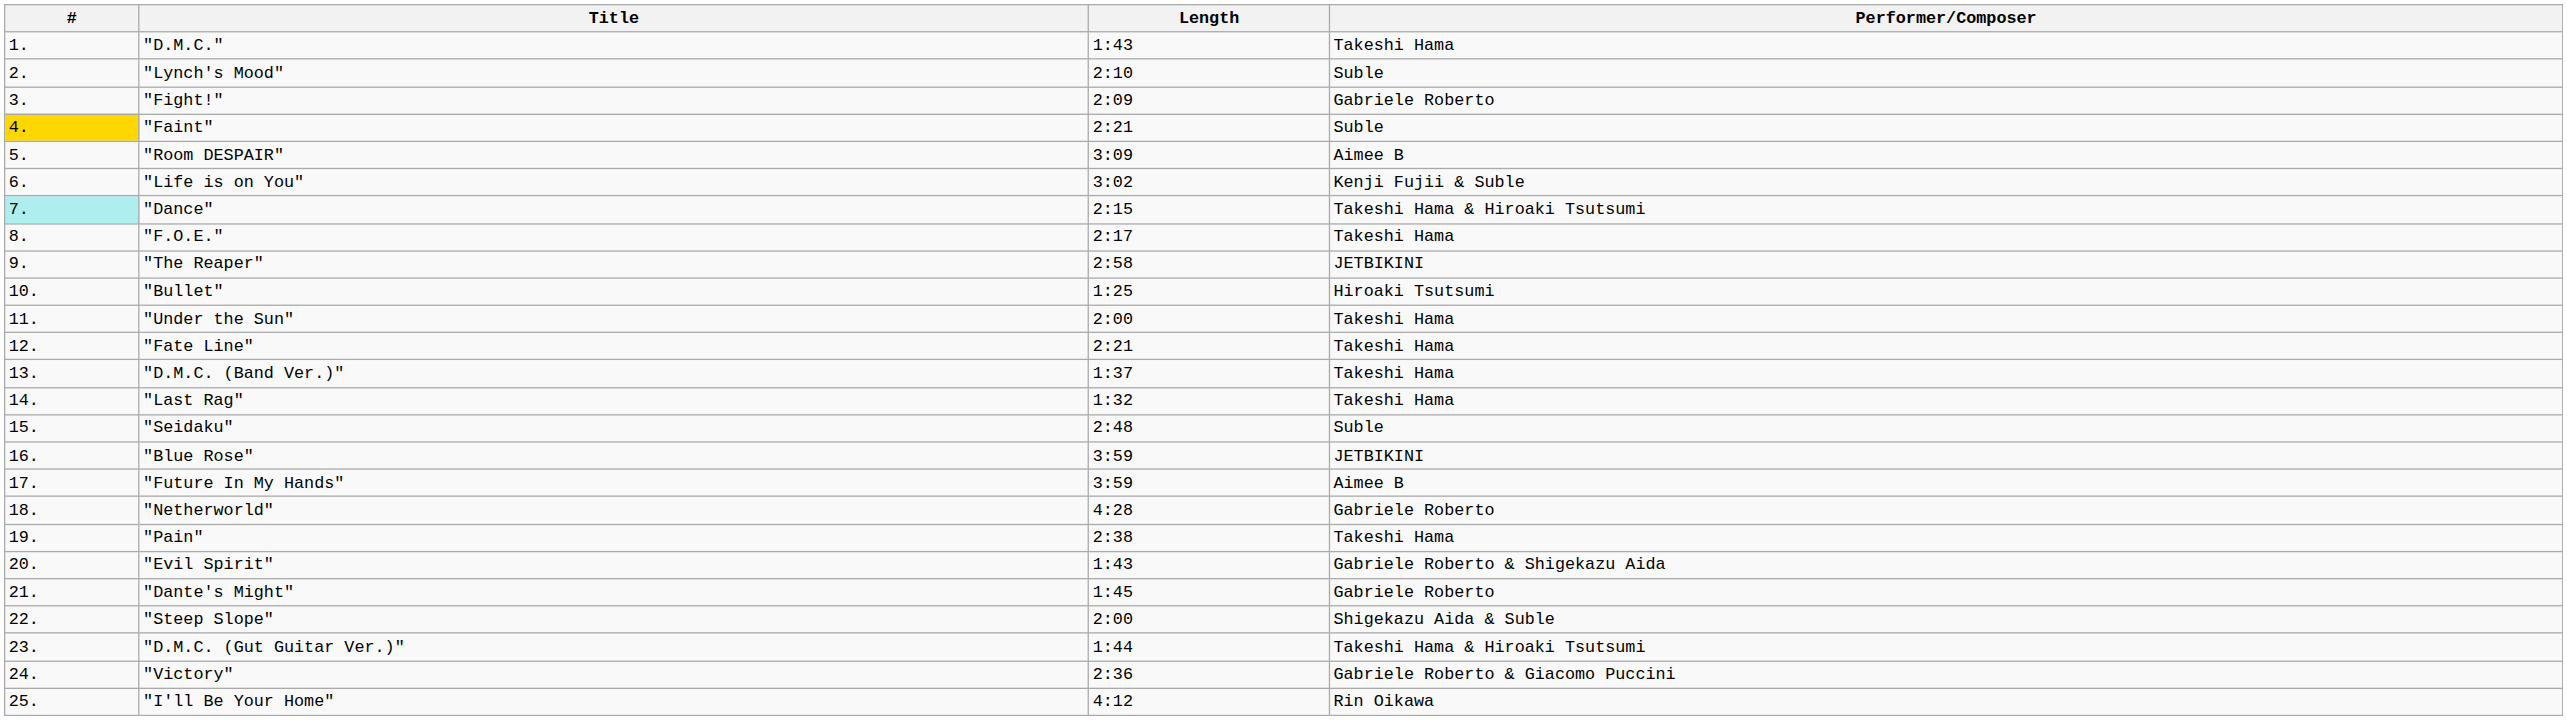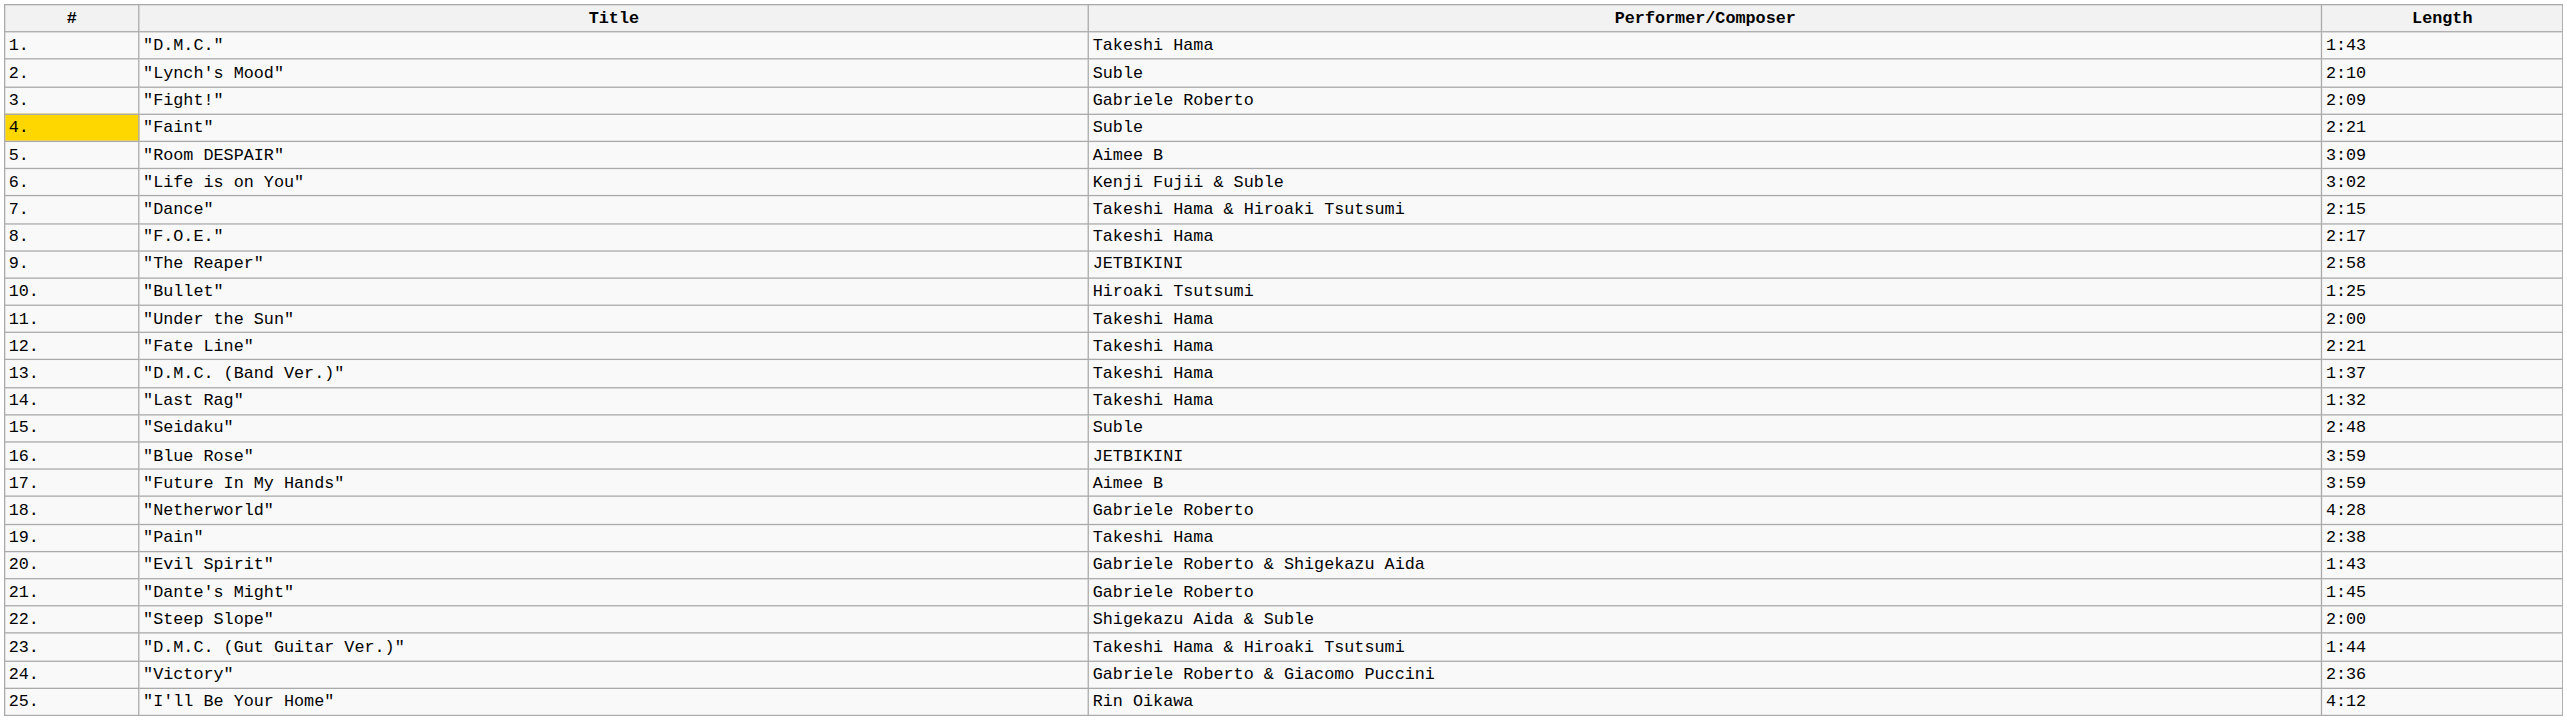columns swapped: (1946, 18) <-> (1209, 18)
(19, 210) paleturquoise background -> (19, 210) no background
